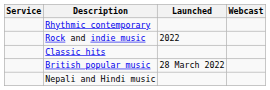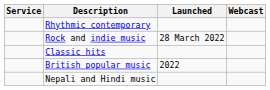(170, 38) 2022 -> (192, 38) 28 March 2022
(192, 65) 28 March 2022 -> (170, 65) 2022
